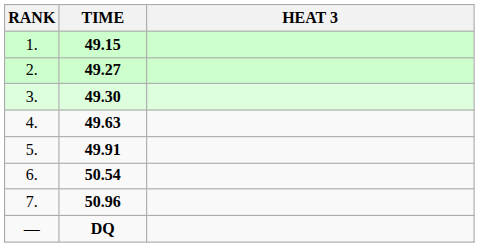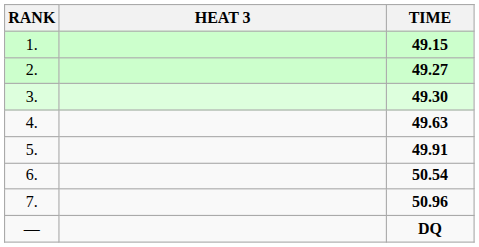columns swapped: (310, 18) <-> (103, 18)
